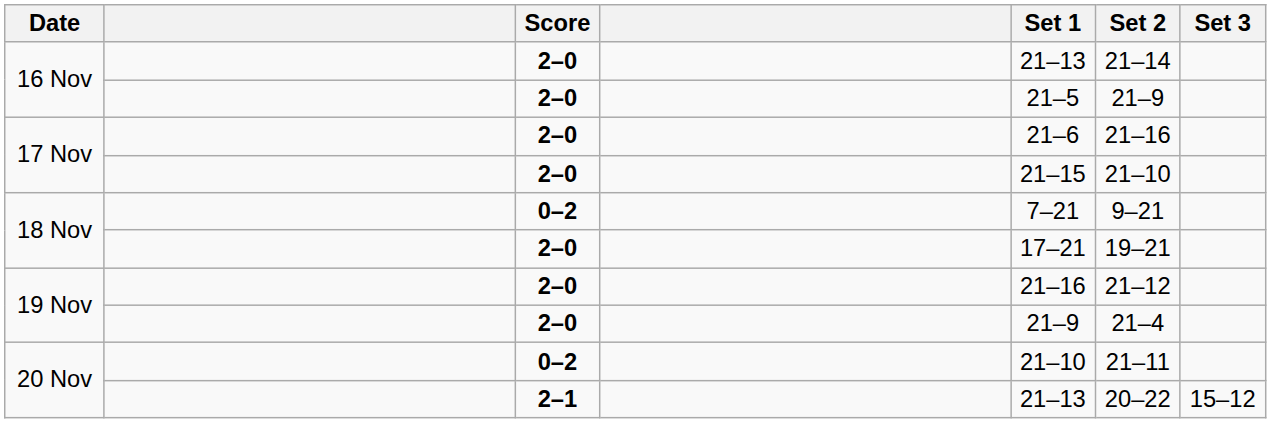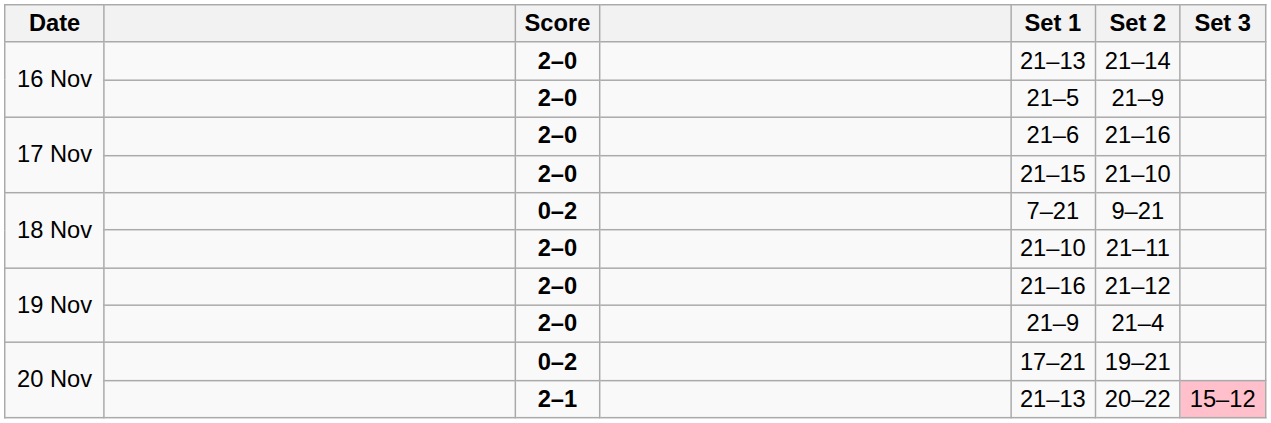(1053, 248) 17–21 -> (1053, 248) 21–10
(1138, 248) 19–21 -> (1138, 248) 21–11
(1053, 361) 21–10 -> (1053, 361) 17–21
(1138, 361) 21–11 -> (1138, 361) 19–21
(1223, 398) no background -> (1223, 398) pink background
